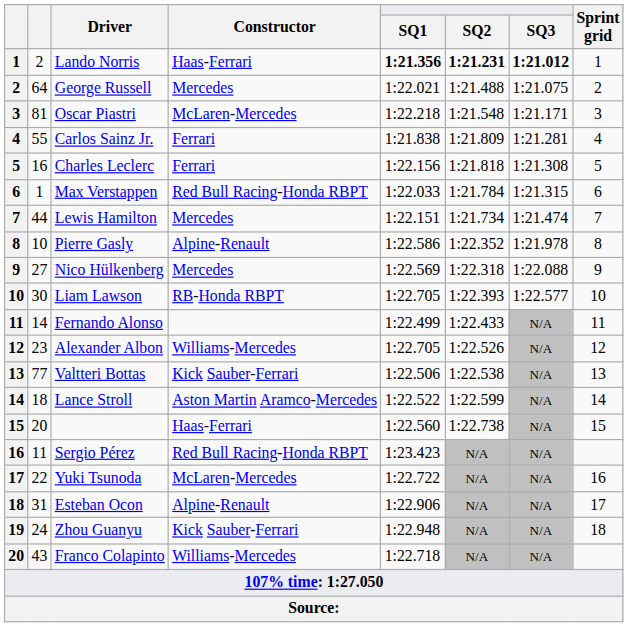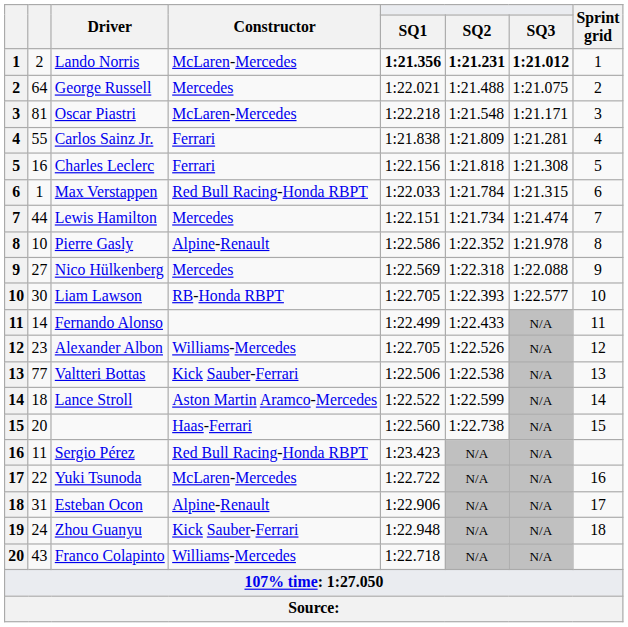(212, 61) Haas-Ferrari -> (234, 61) McLaren-Mercedes
